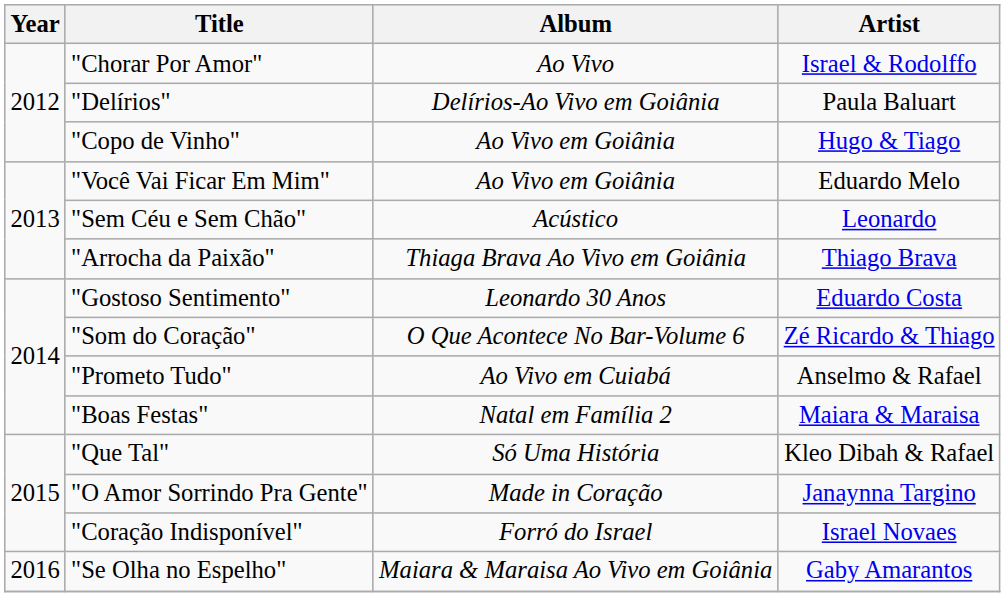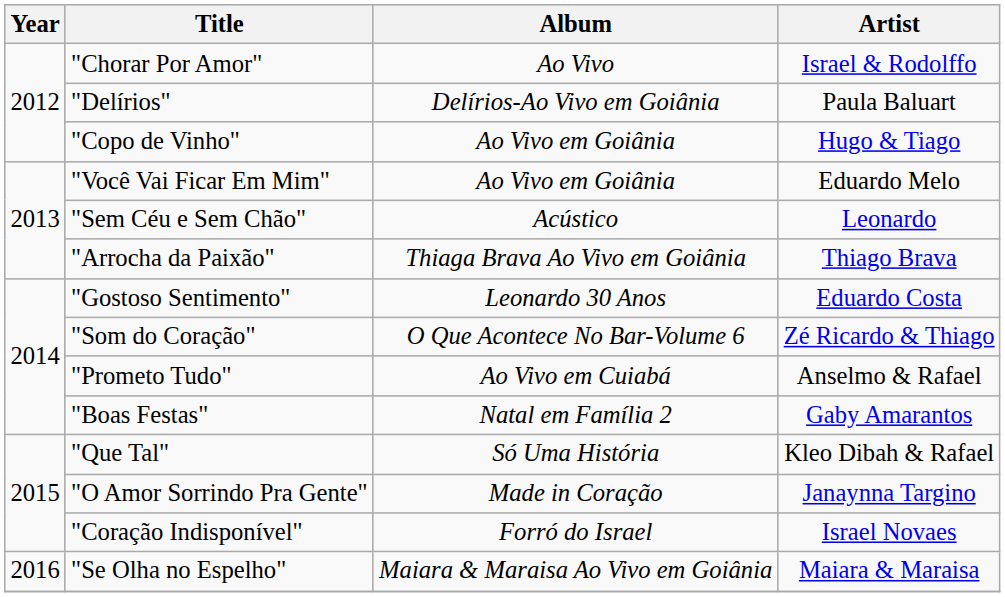(889, 414) Maiara & Maraisa -> (889, 414) Gaby Amarantos
(889, 571) Gaby Amarantos -> (889, 571) Maiara & Maraisa
